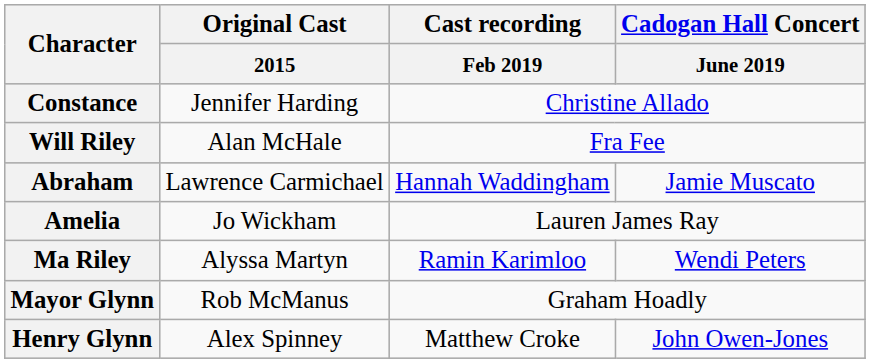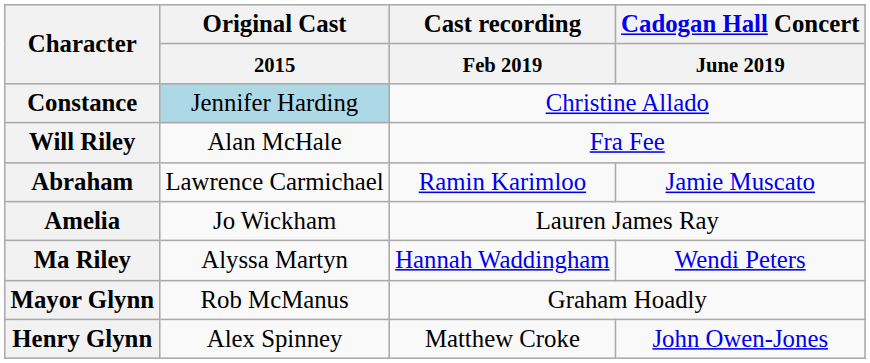(275, 102) no background -> (275, 102) lightblue background
(502, 181) Hannah Waddingham -> (502, 181) Ramin Karimloo
(502, 260) Ramin Karimloo -> (502, 260) Hannah Waddingham
